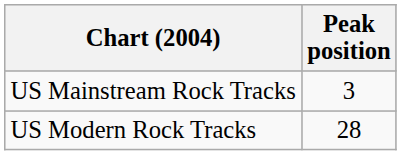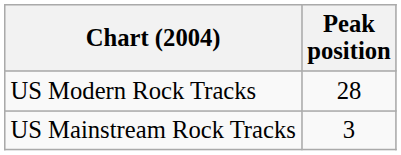rows swapped: (153, 90) <-> (133, 129)
